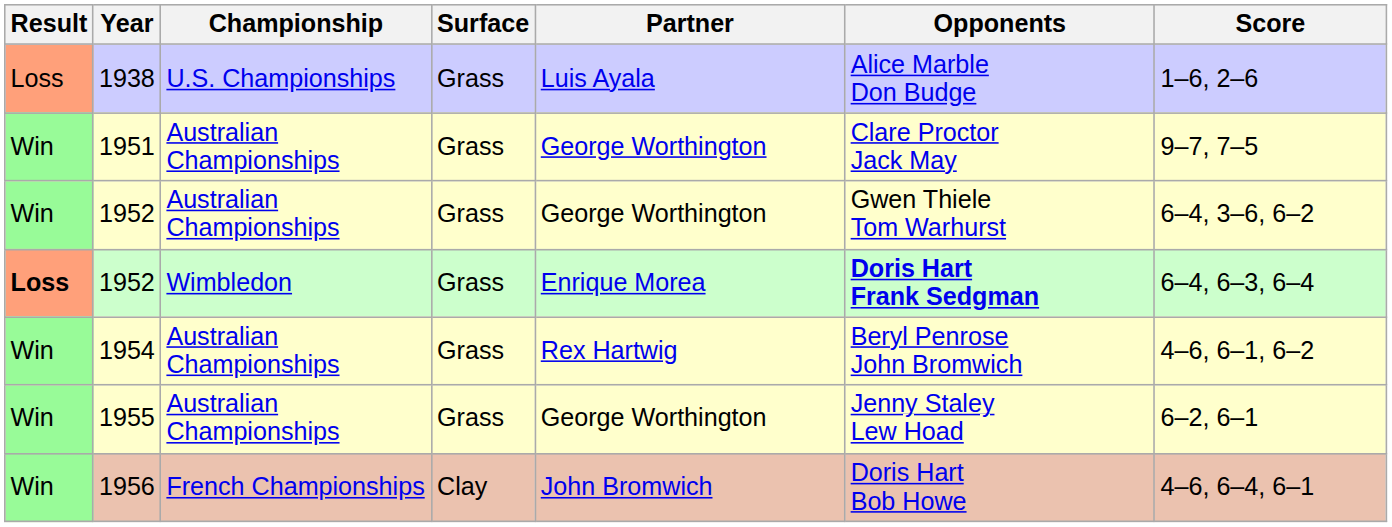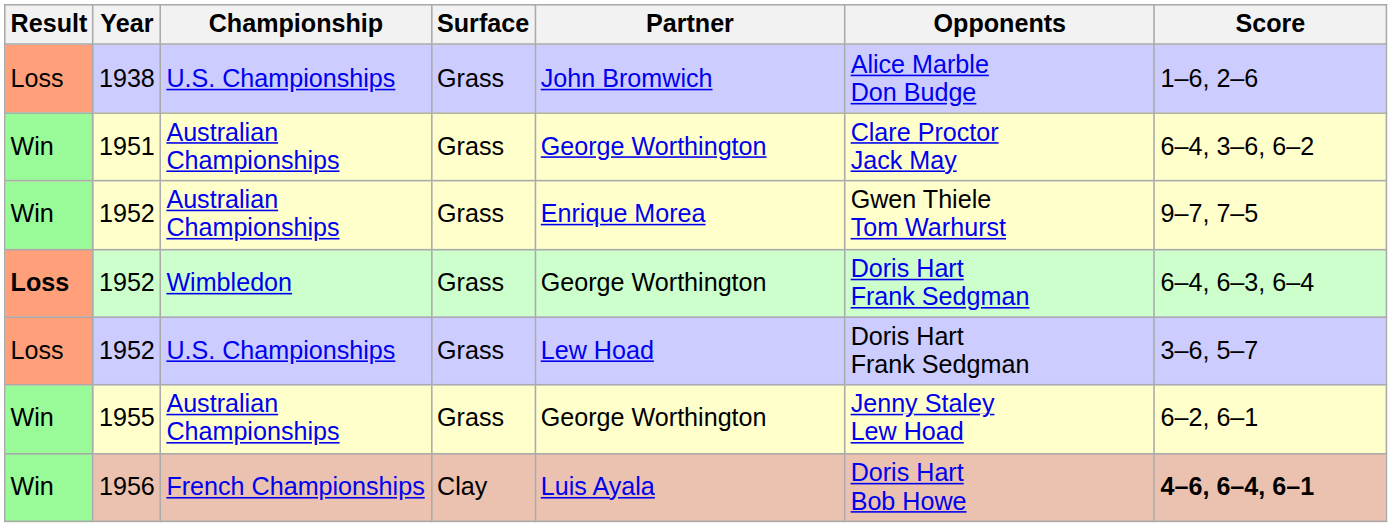(598, 78) Luis Ayala -> (627, 78) John Bromwich
(1209, 146) 9–7, 7–5 -> (1237, 146) 6–4, 3–6, 6–2
(654, 214) George Worthington -> (623, 214) Enrique Morea
(1237, 214) 6–4, 3–6, 6–2 -> (1209, 214) 9–7, 7–5
(623, 282) Enrique Morea -> (654, 282) George Worthington
(945, 282) bold -> (940, 282) normal
+ row: (127, 350)
- row: (127, 350)
(627, 486) John Bromwich -> (598, 486) Luis Ayala
(1237, 486) normal -> (1237, 486) bold
